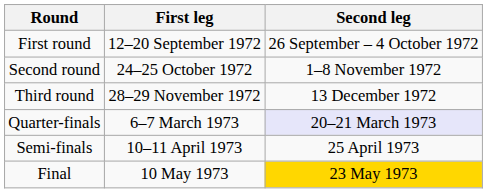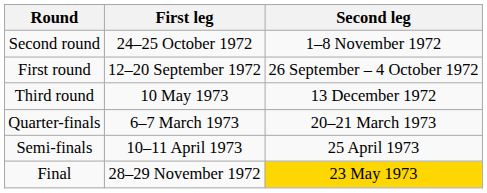rows swapped: (54, 43) <-> (54, 69)
(184, 95) 28–29 November 1972 -> (184, 95) 10 May 1973
(374, 122) lavender background -> (374, 122) no background
(184, 174) 10 May 1973 -> (184, 174) 28–29 November 1972
